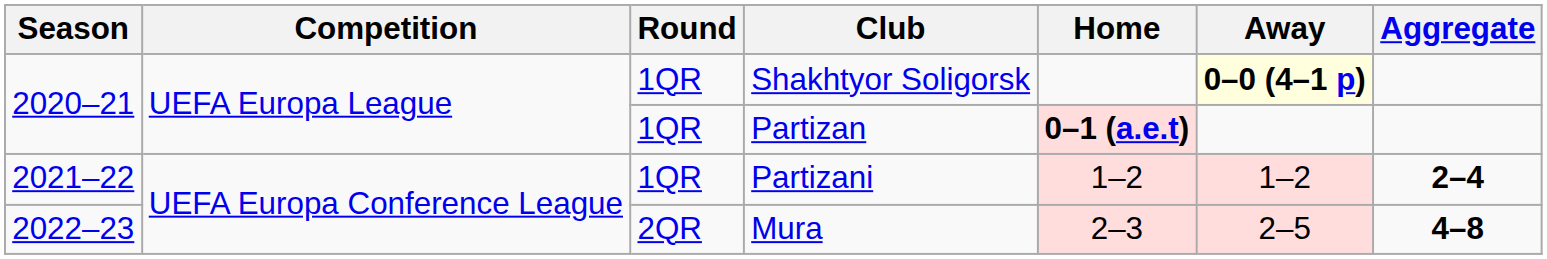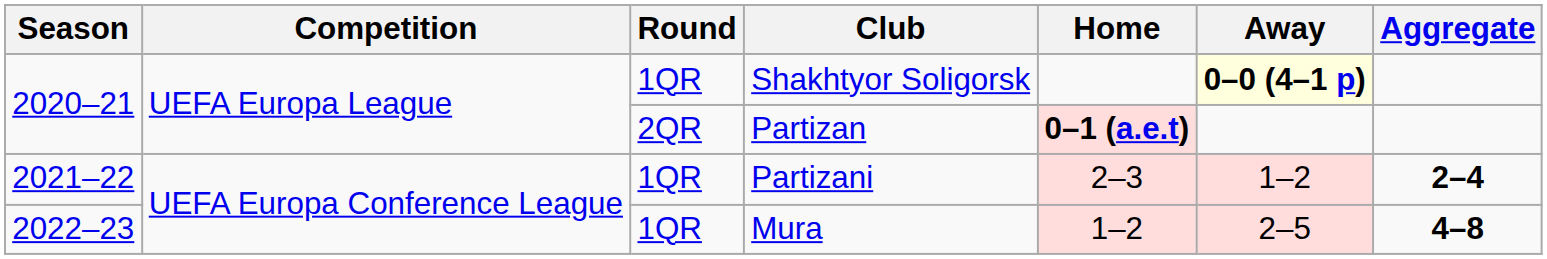(670, 128) 1QR -> (670, 128) 2QR
(1117, 178) 1–2 -> (1117, 178) 2–3
(670, 228) 2QR -> (670, 228) 1QR
(1117, 228) 2–3 -> (1117, 228) 1–2
